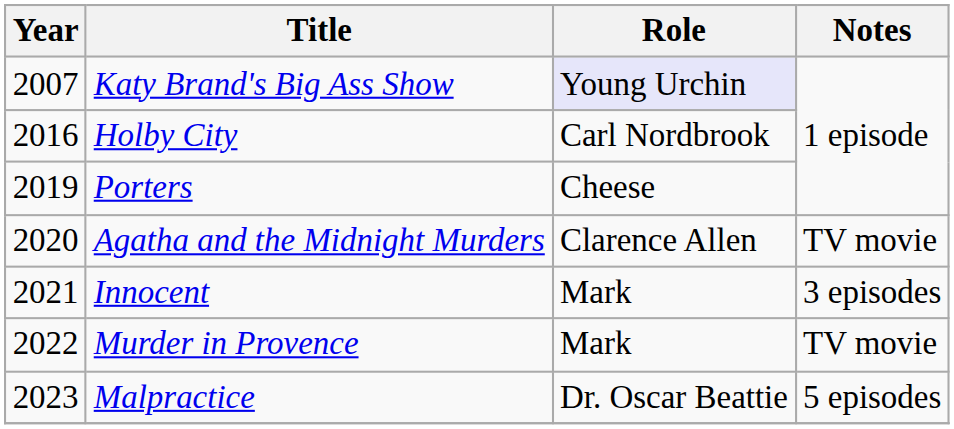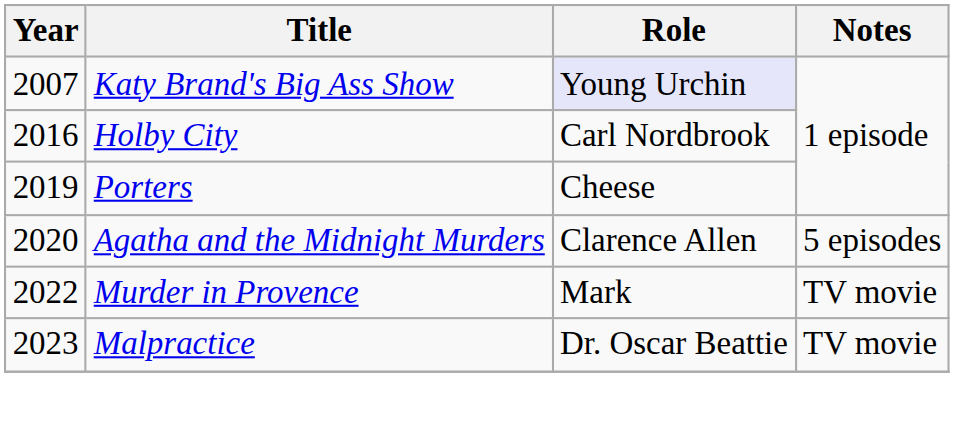(870, 239) TV movie -> (872, 239) 5 episodes
- row: (151, 291)
(872, 396) 5 episodes -> (870, 344) TV movie
